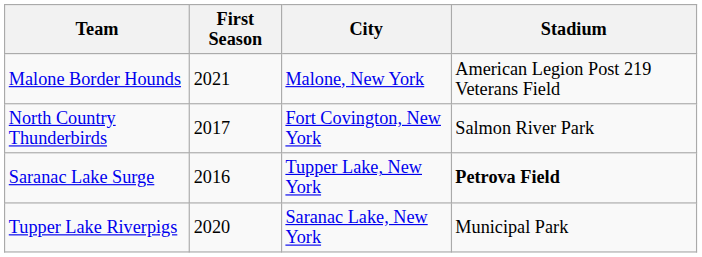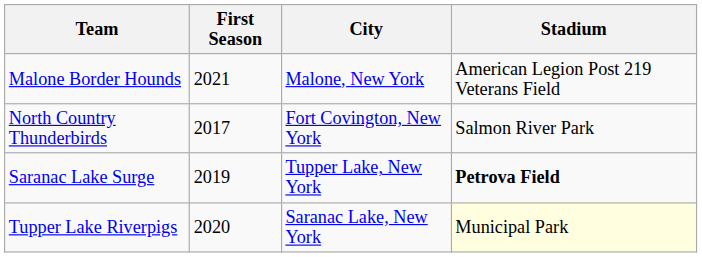(212, 177) 2016 -> (212, 177) 2019
(512, 227) no background -> (512, 227) lightyellow background
